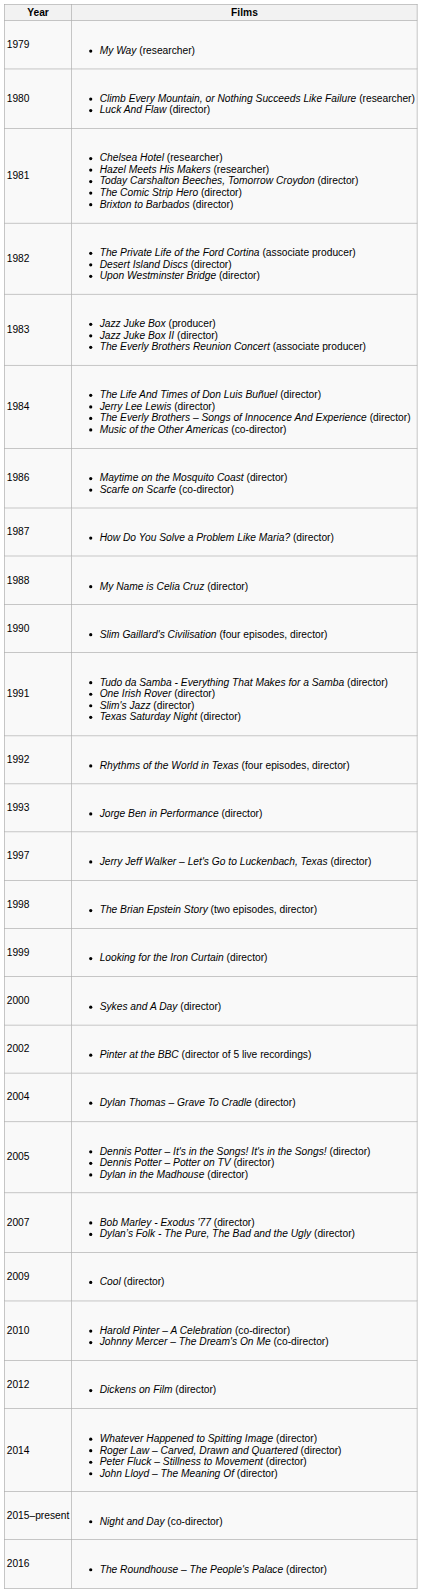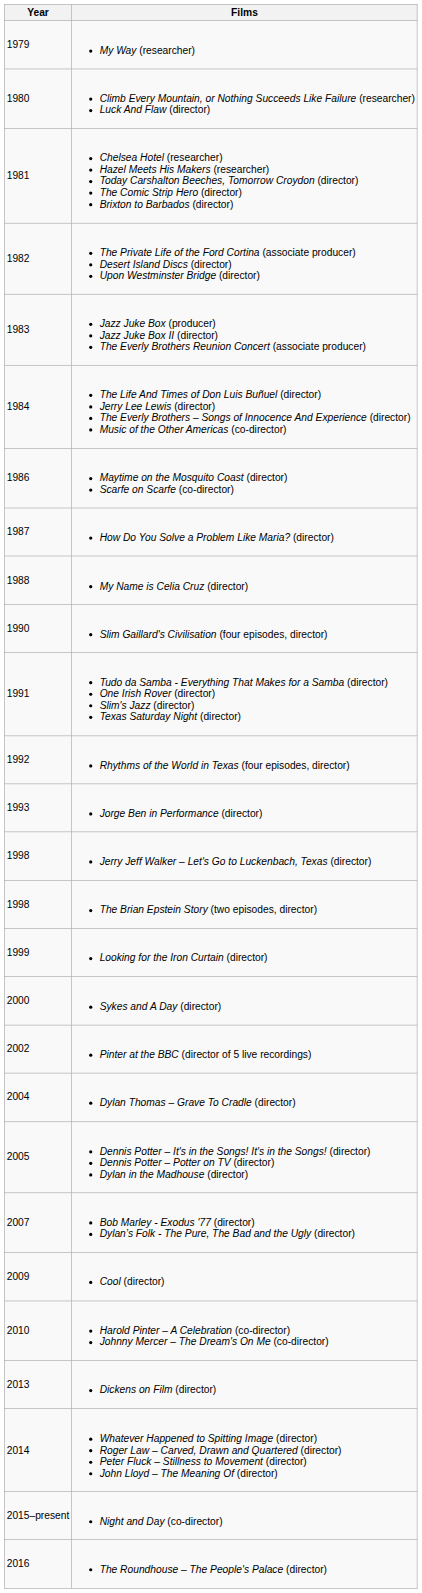(18, 856) 1997 -> (18, 856) 1998
(18, 1384) 2012 -> (18, 1384) 2013
